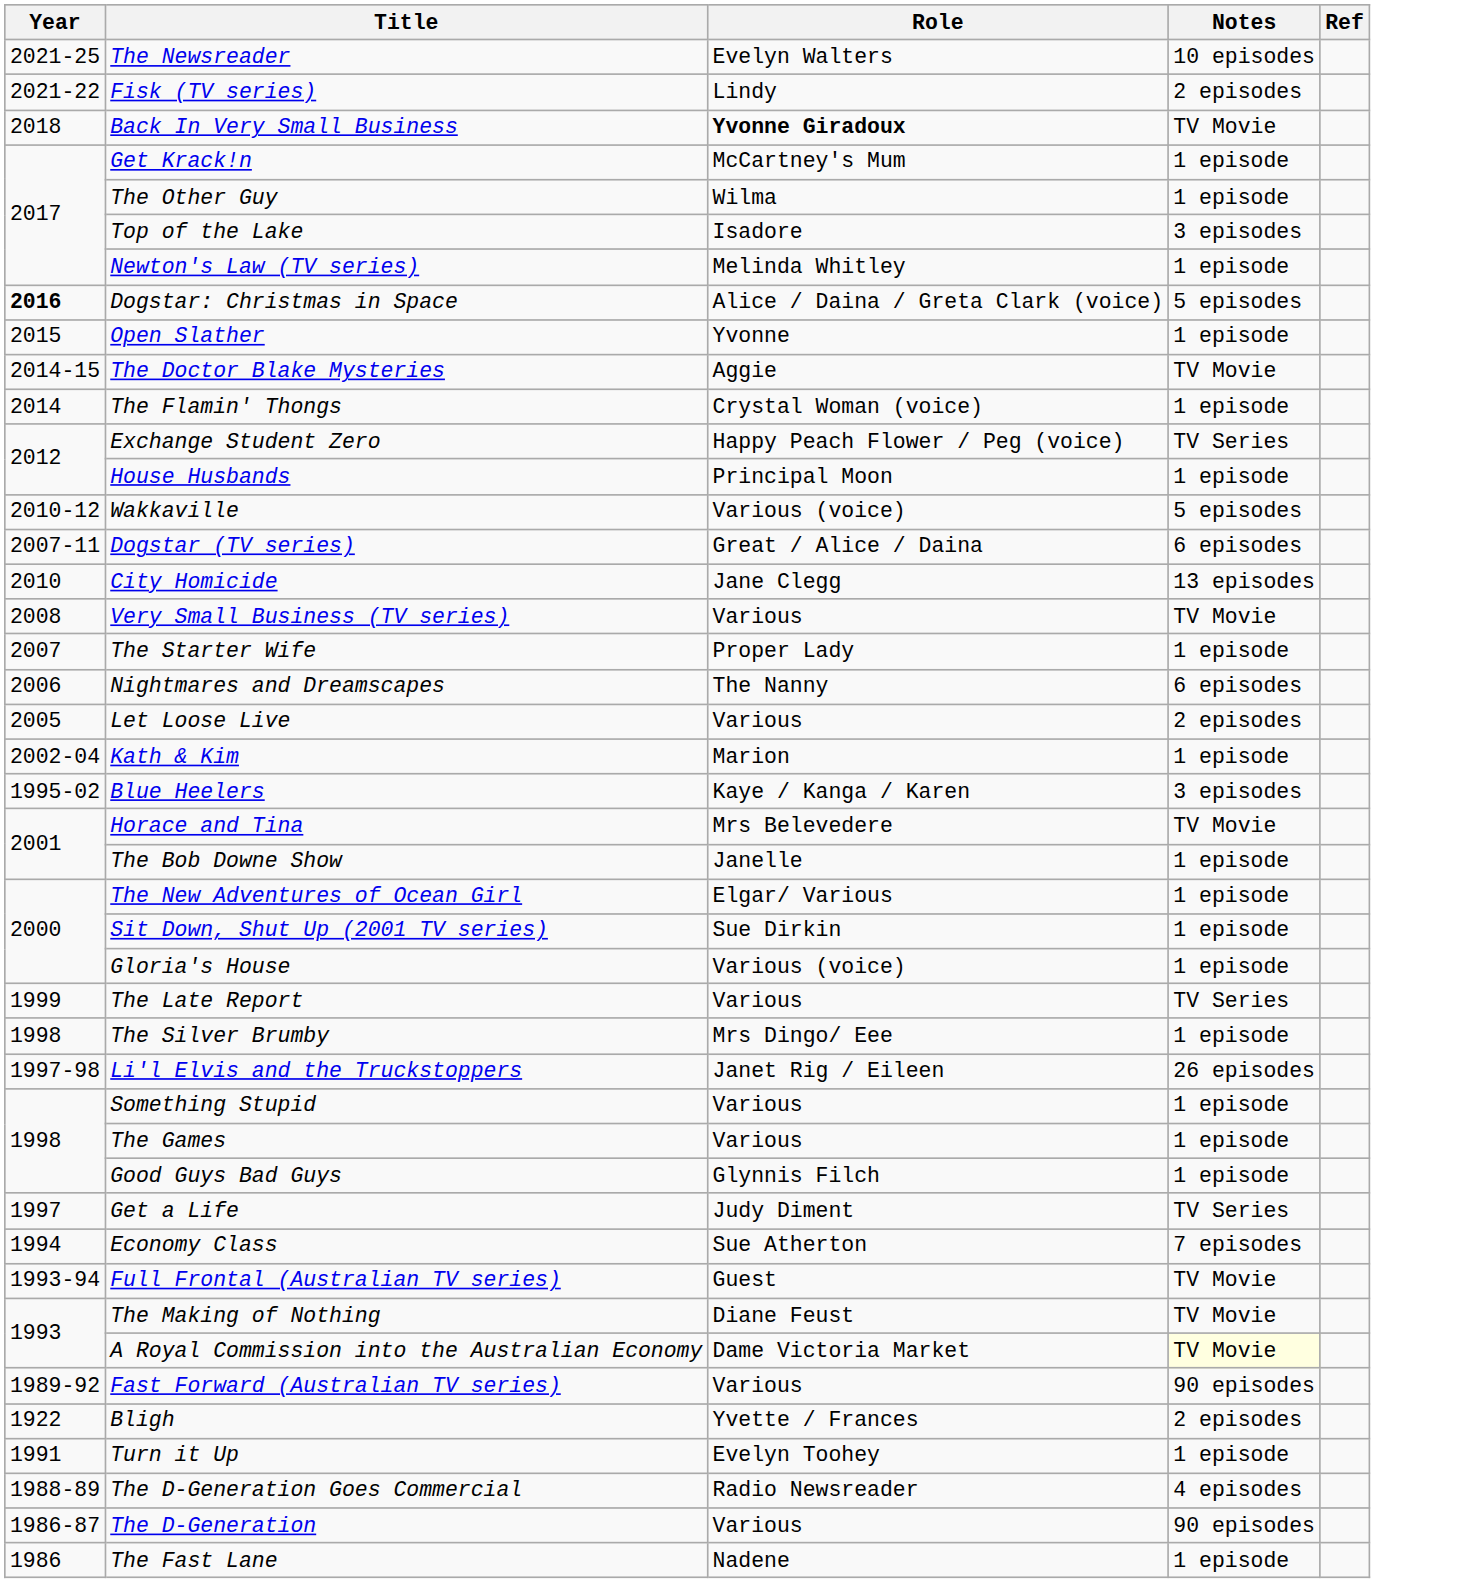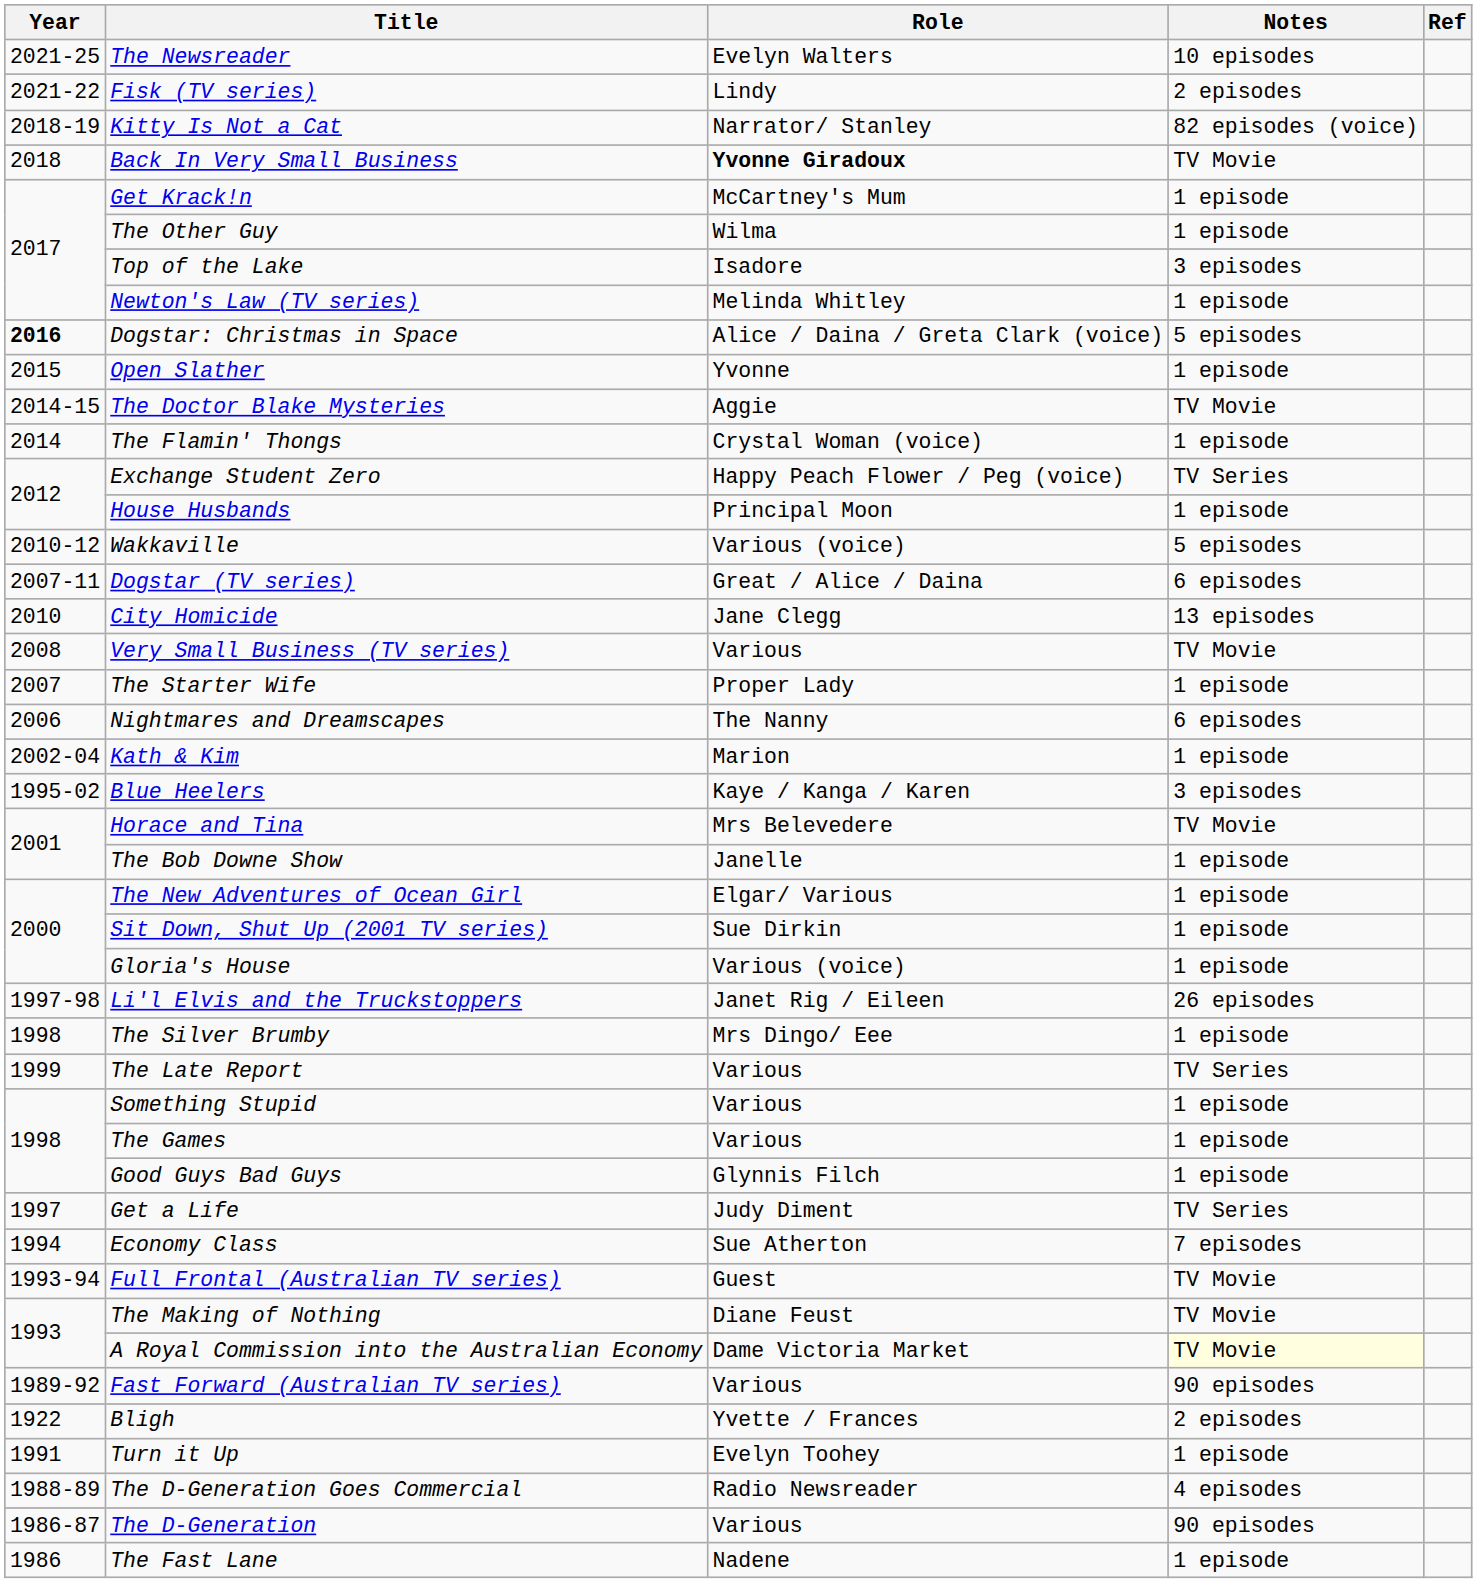+ row: (226, 127)
- row: (200, 721)
rows swapped: (207, 1001) <-> (316, 1071)
